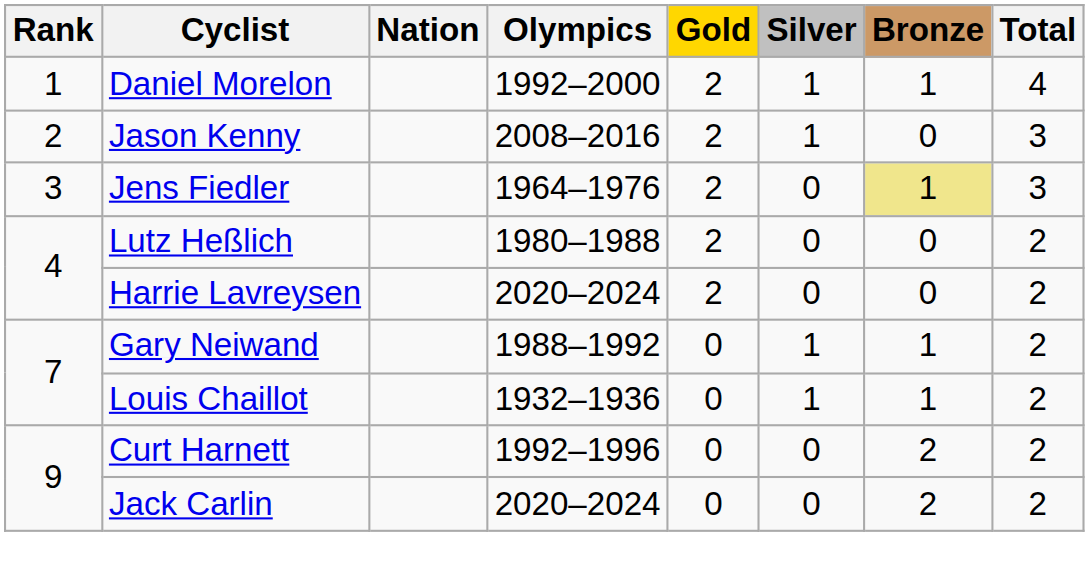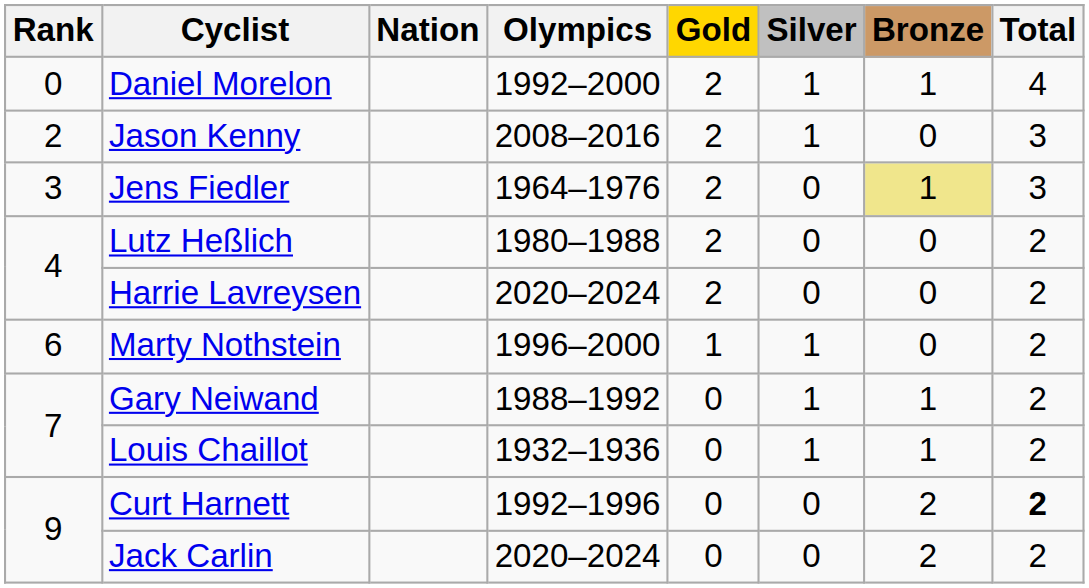(53, 83) 1 -> (53, 83) 0
+ row: (225, 345)
(1038, 450) normal -> (1038, 503) bold
